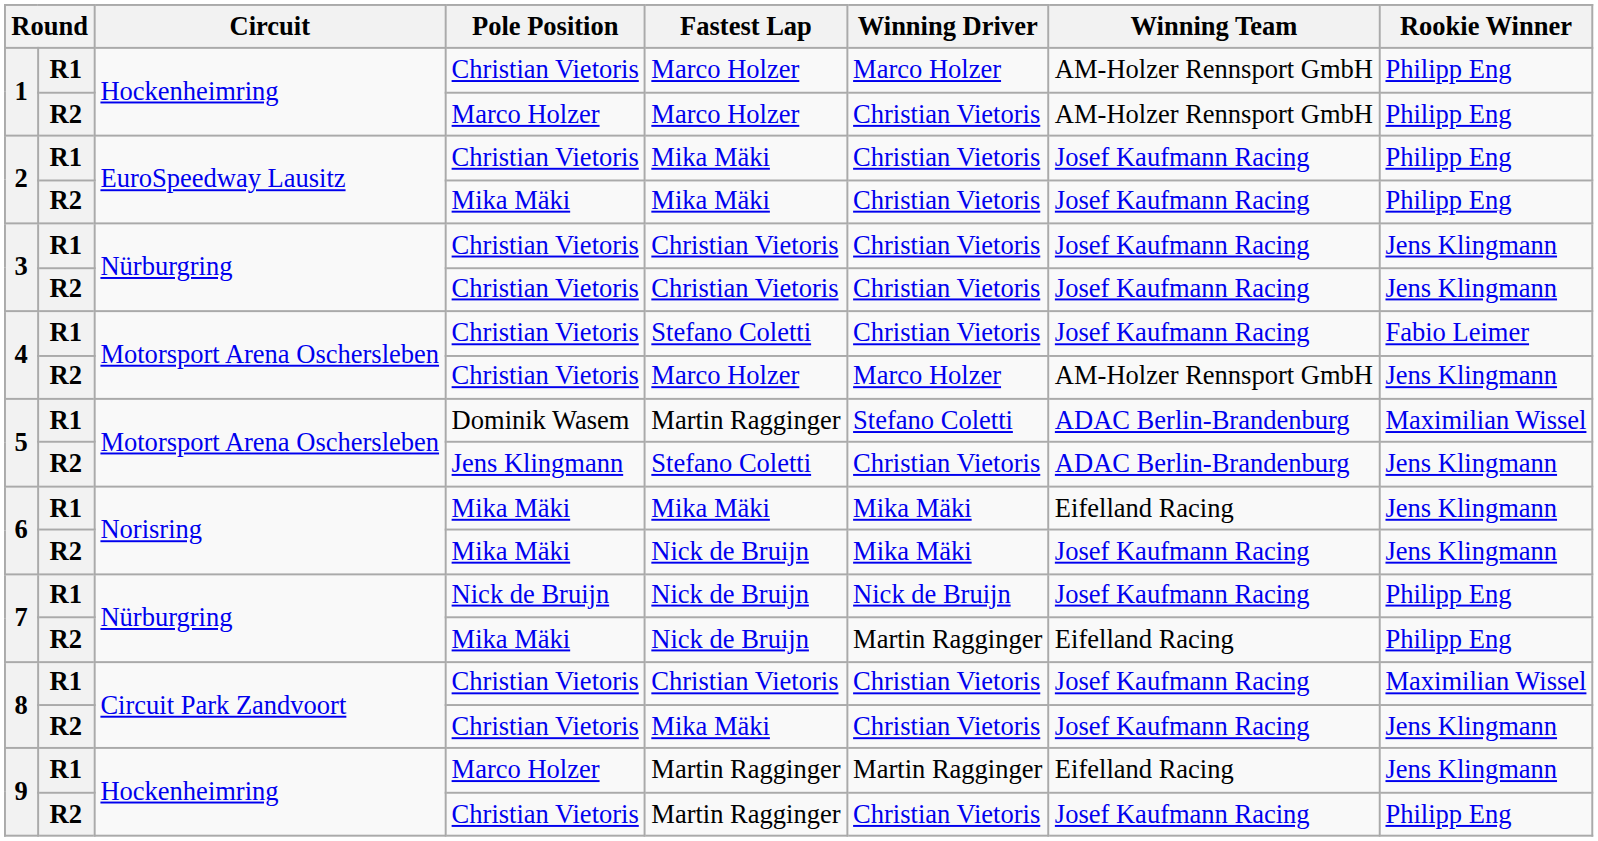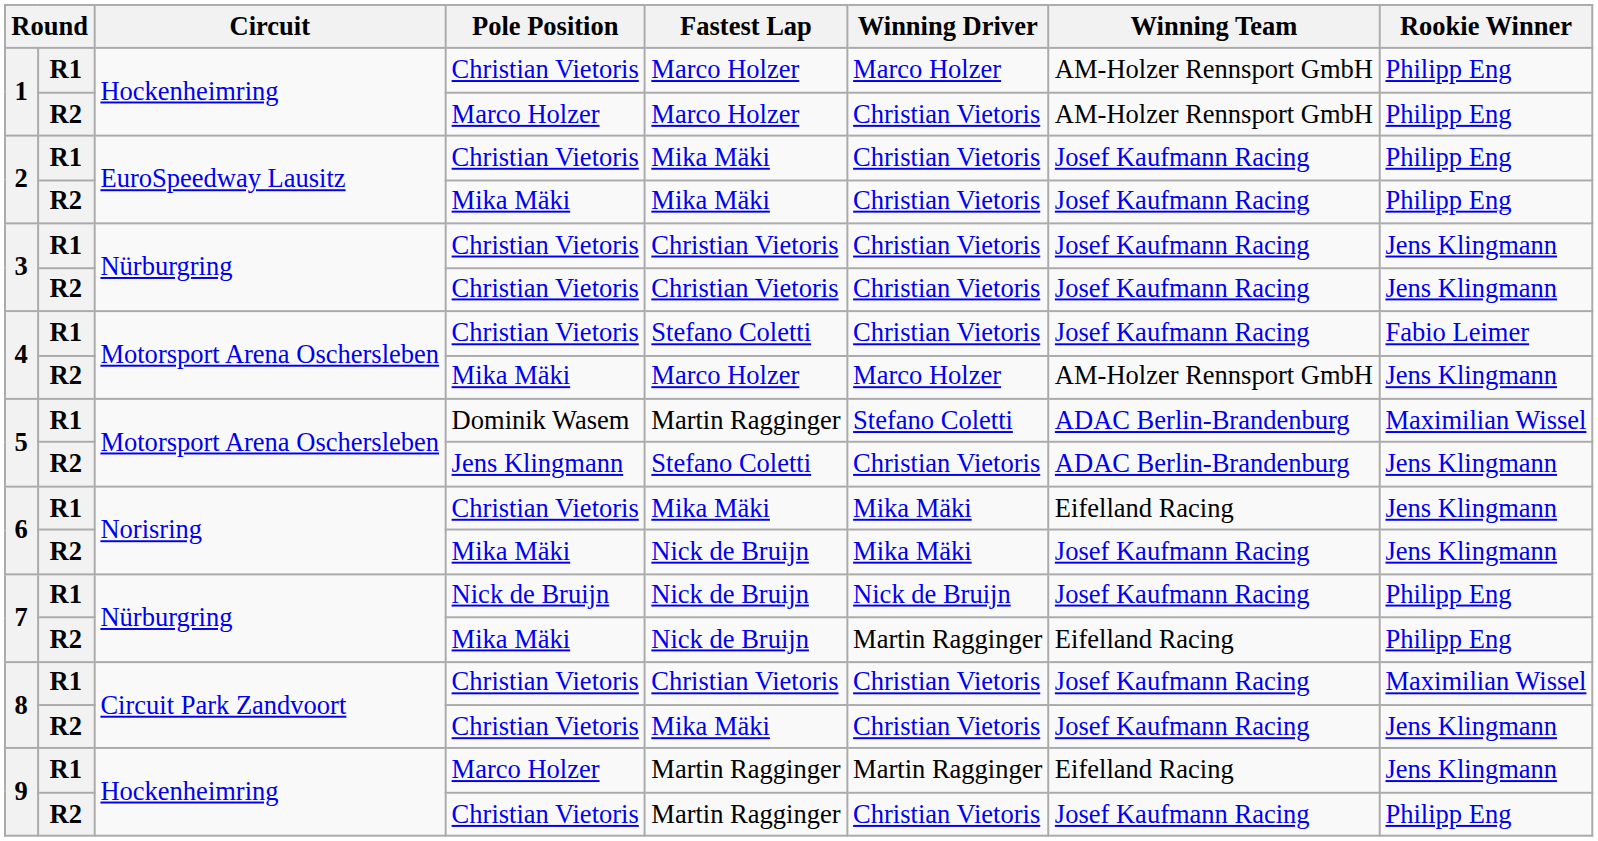(545, 375) Christian Vietoris -> (511, 375) Mika Mäki
(511, 507) Mika Mäki -> (545, 507) Christian Vietoris
